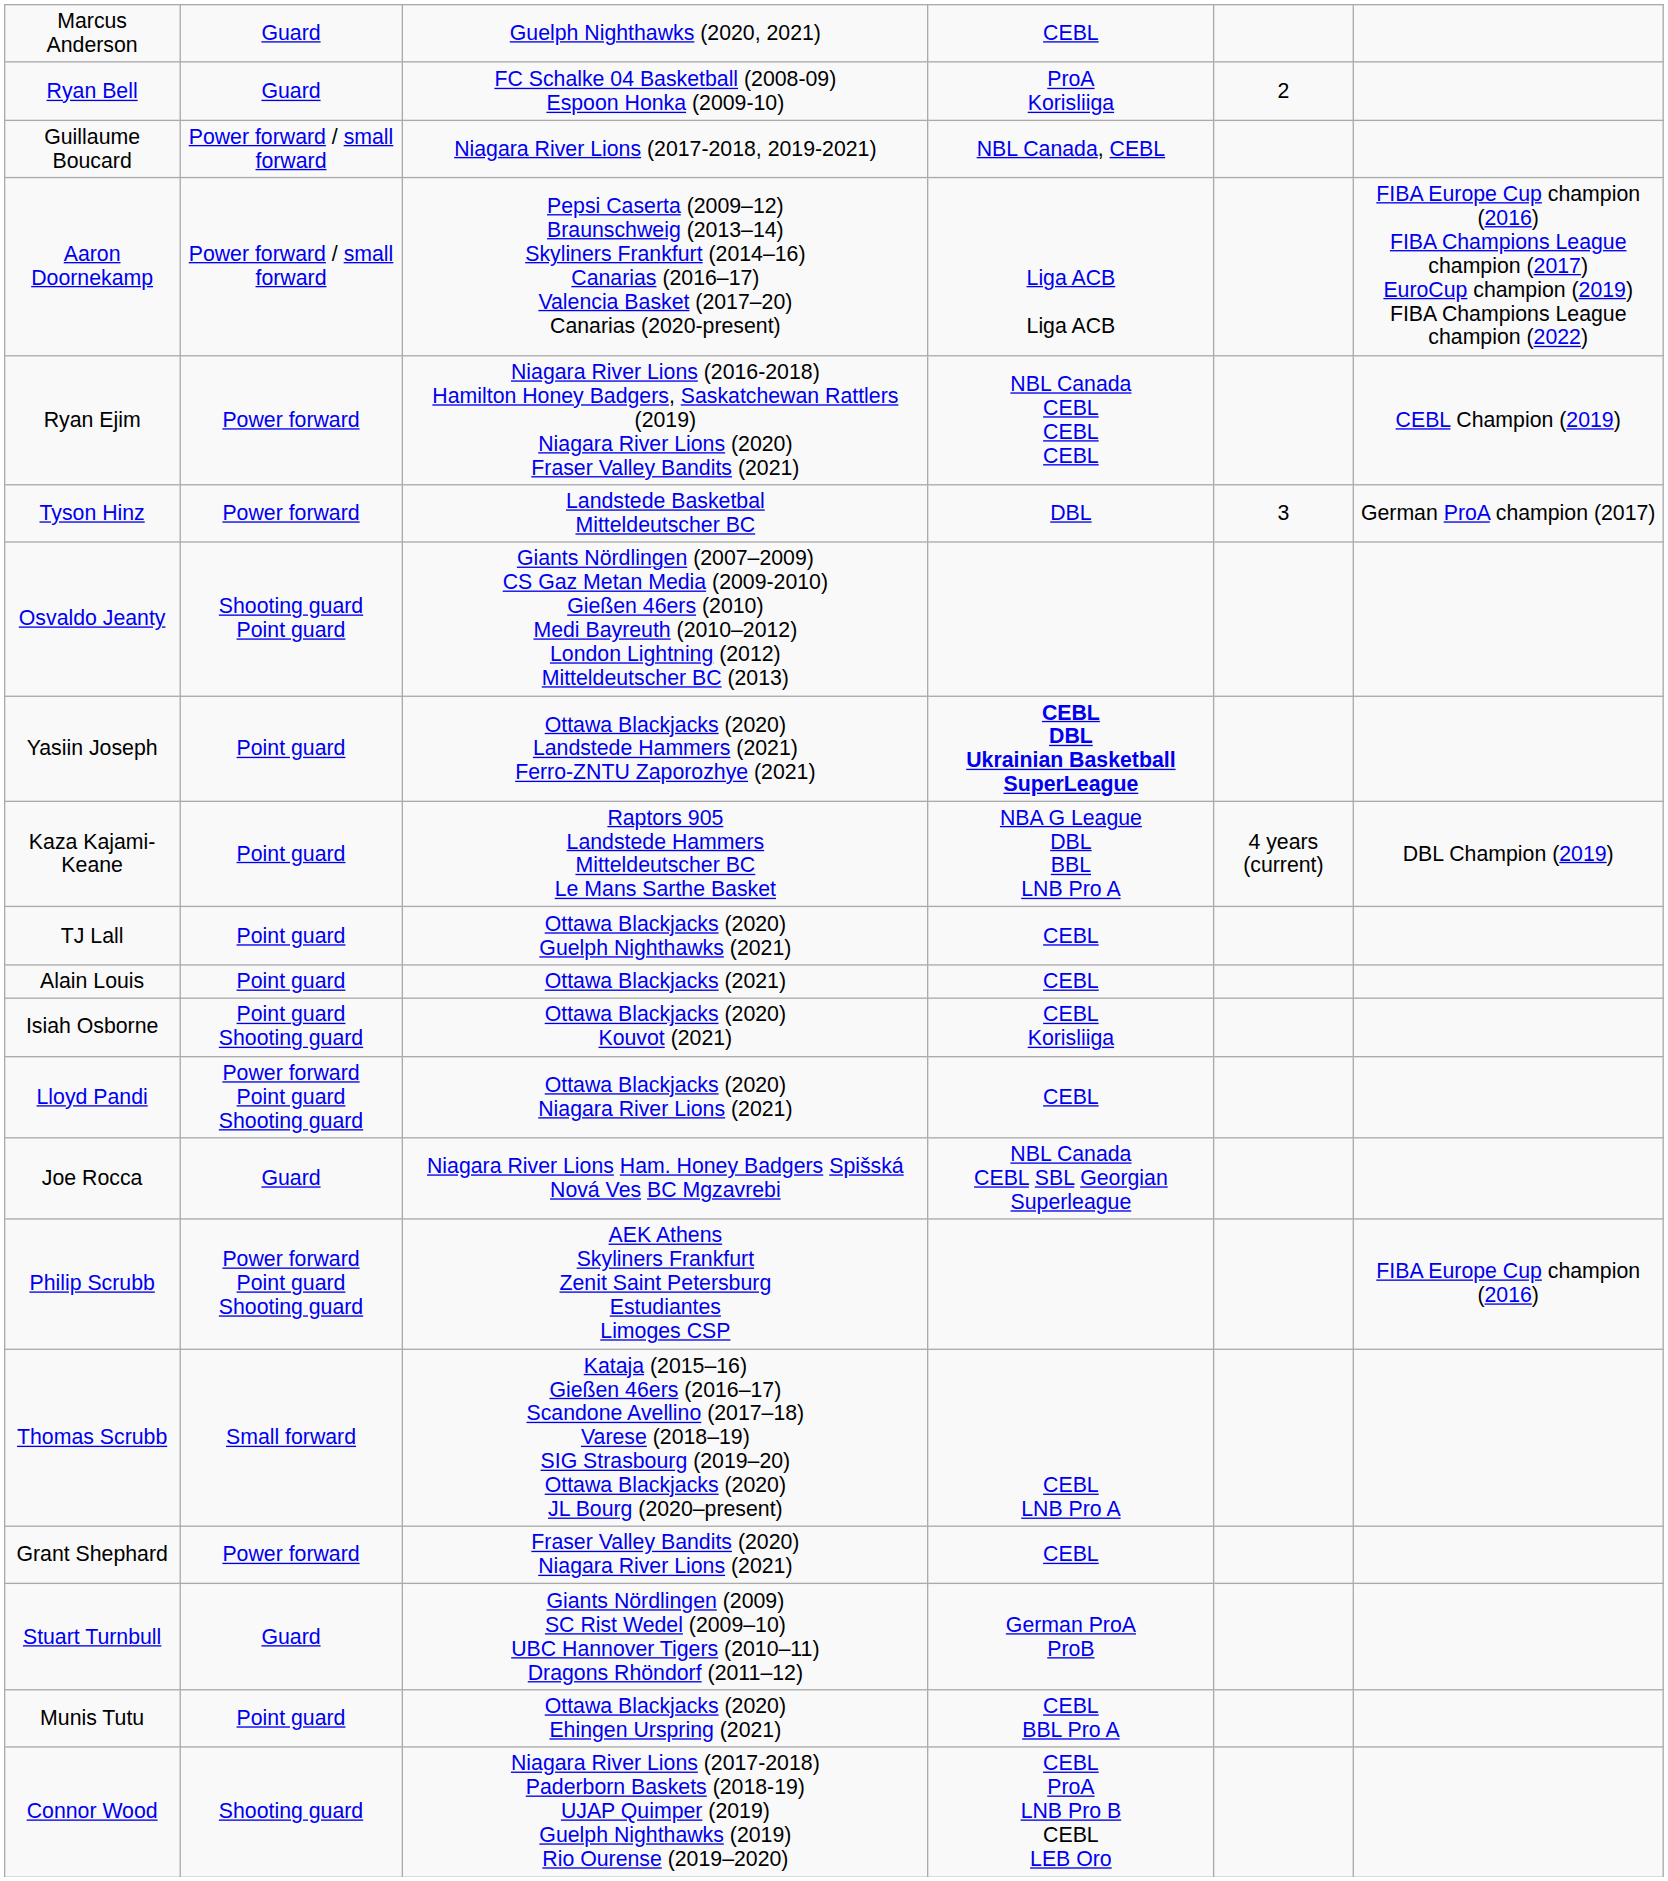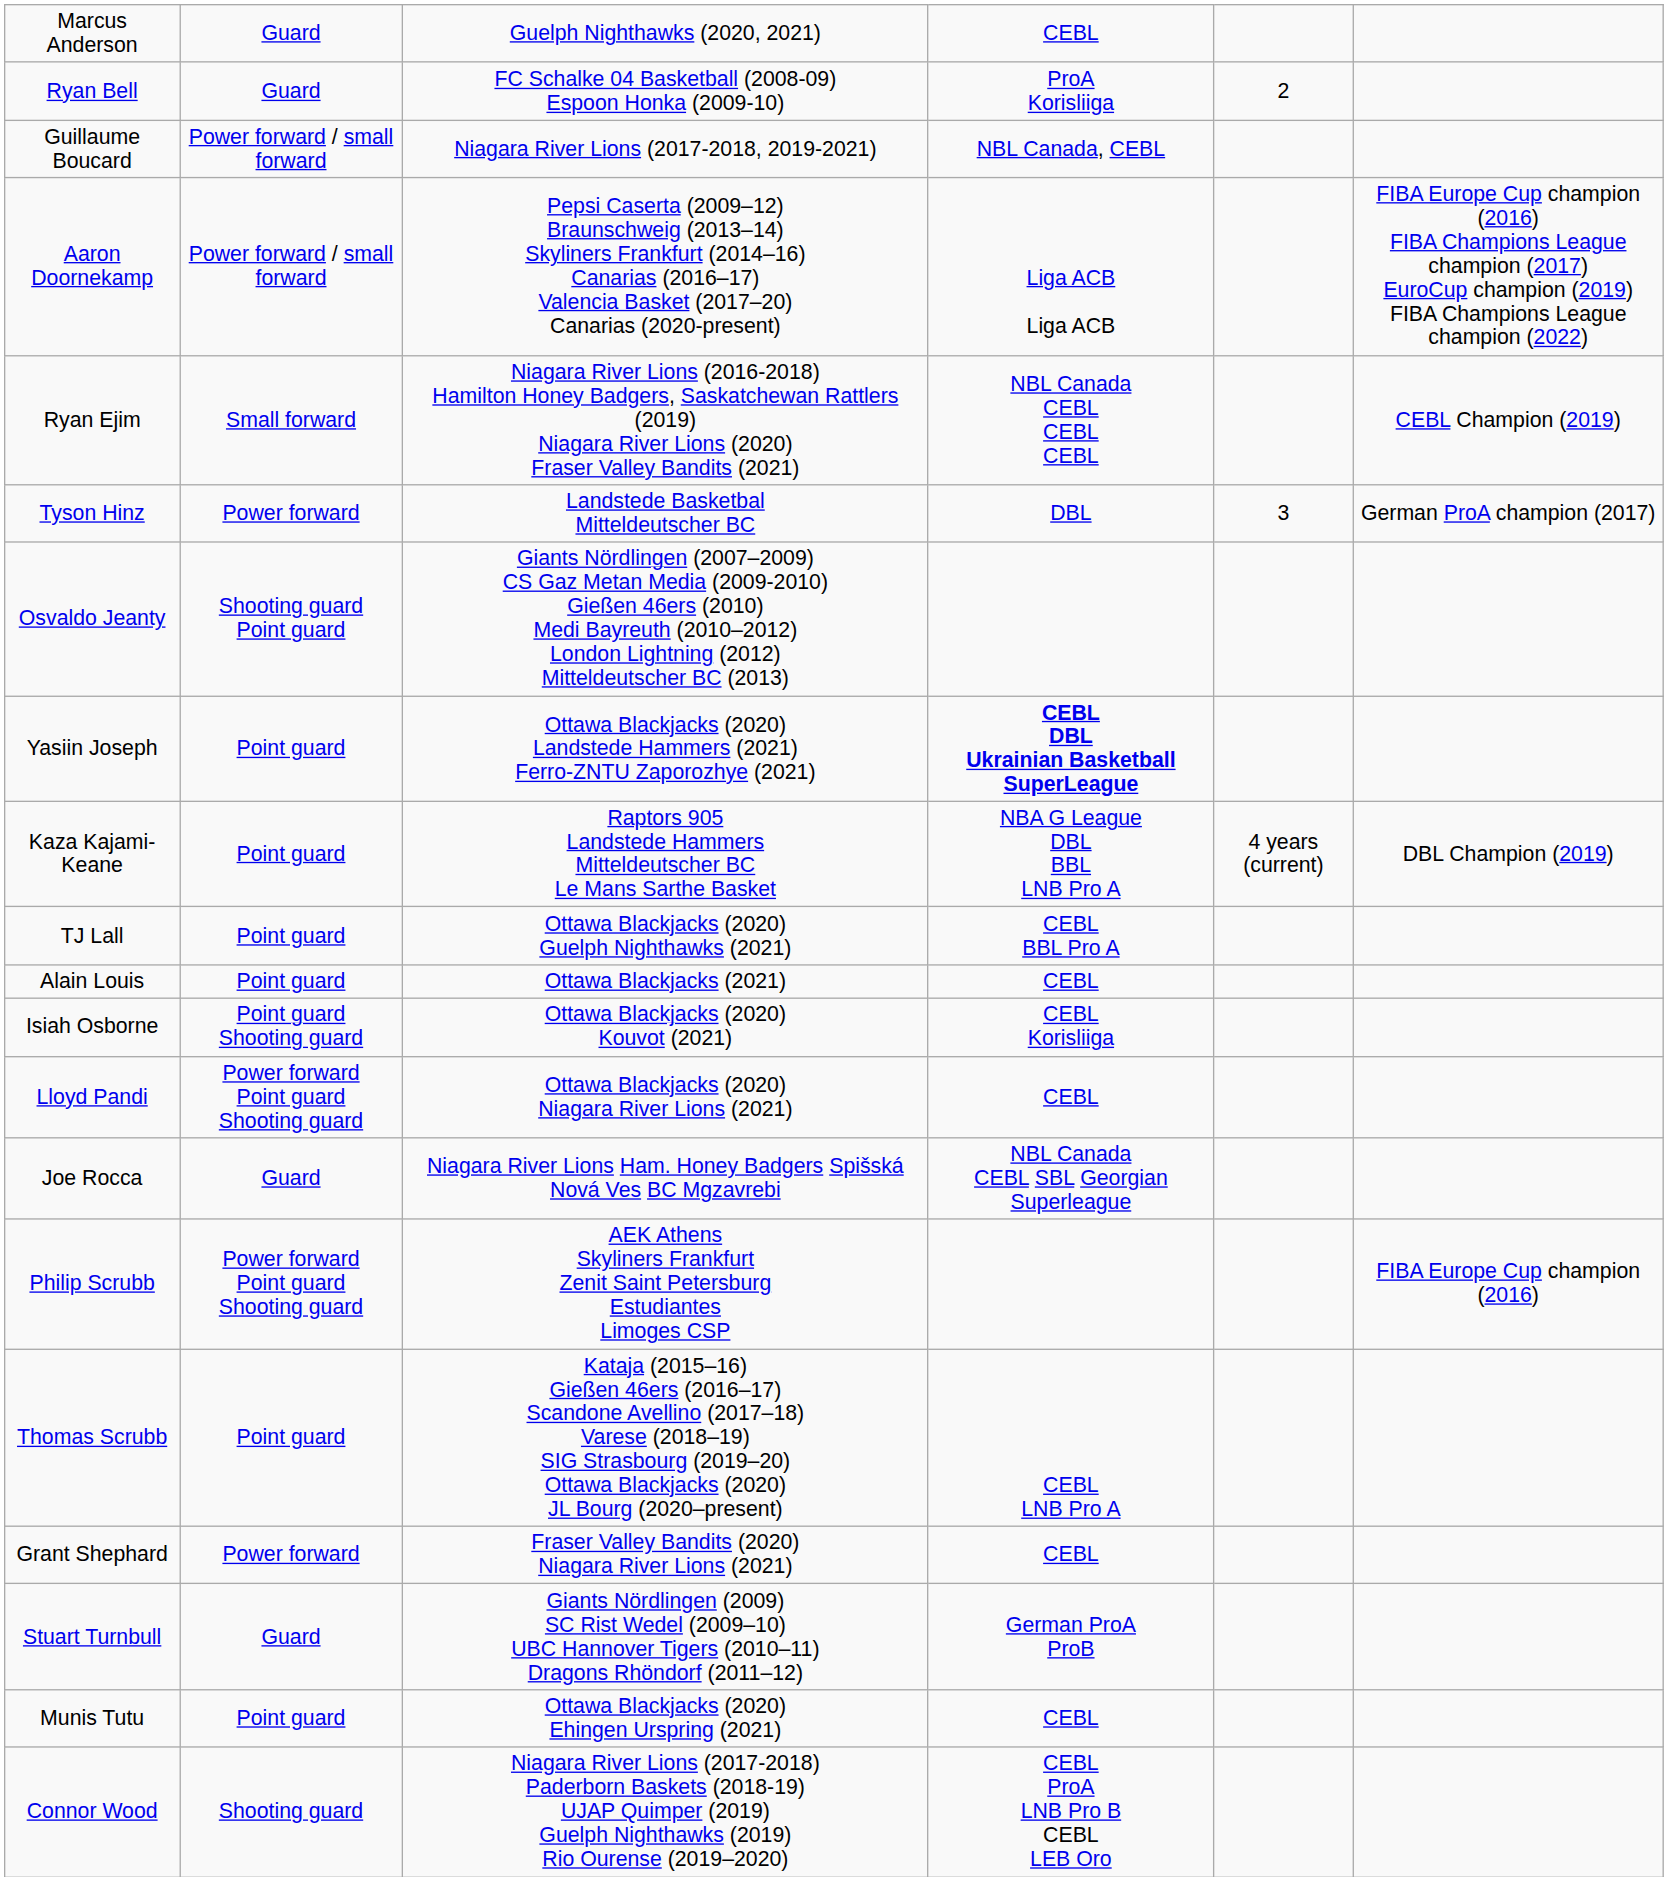(291, 419) Power forward -> (291, 419) Small forward
(1071, 935) CEBL -> (1071, 935) CEBL BBL Pro A
(291, 1437) Small forward -> (291, 1437) Point guard
(1071, 1718) CEBL BBL Pro A -> (1071, 1718) CEBL
